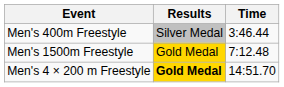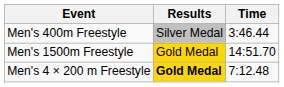(249, 52) 7:12.48 -> (252, 52) 14:51.70
(252, 71) 14:51.70 -> (249, 71) 7:12.48
